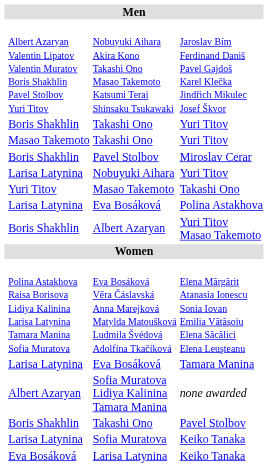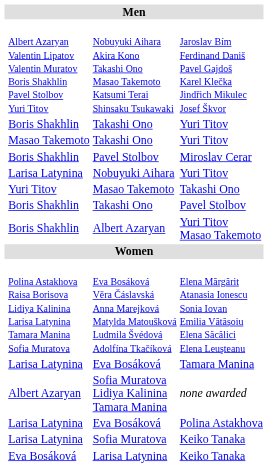rows swapped: (123, 423) <-> (127, 205)
